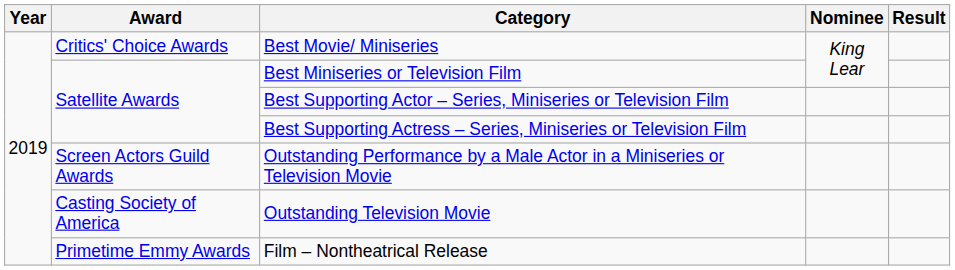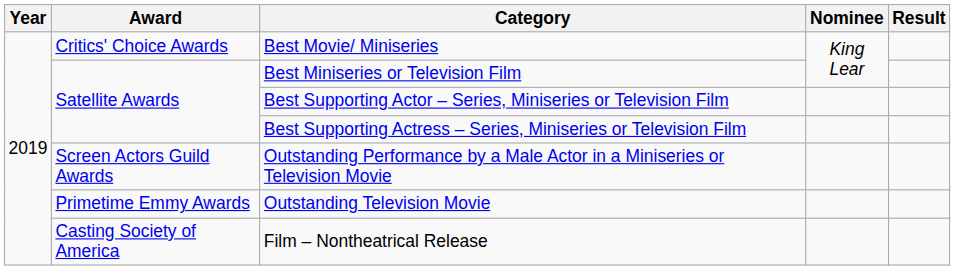(126, 213) Casting Society of America -> (153, 203) Primetime Emmy Awards
(153, 251) Primetime Emmy Awards -> (126, 241) Casting Society of America
